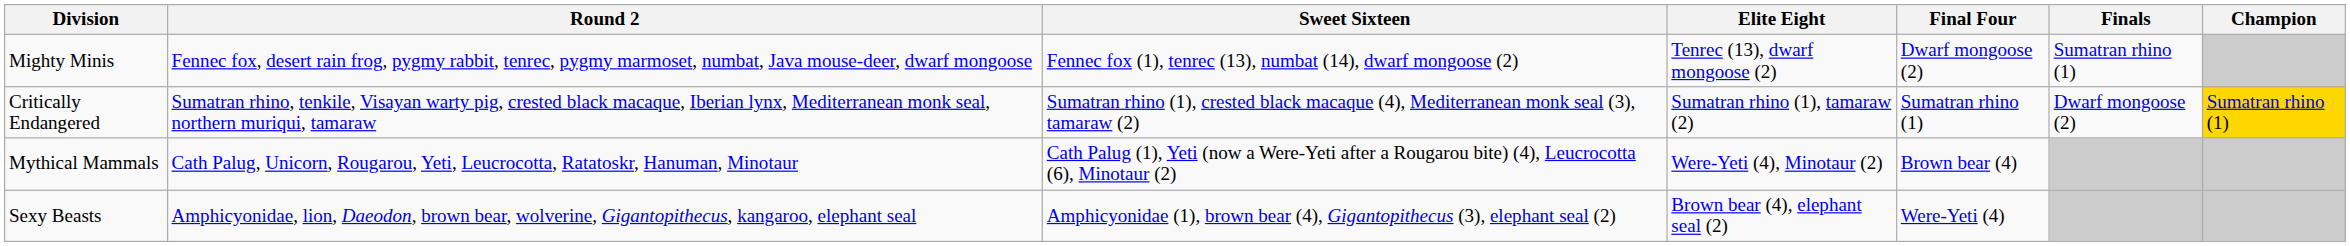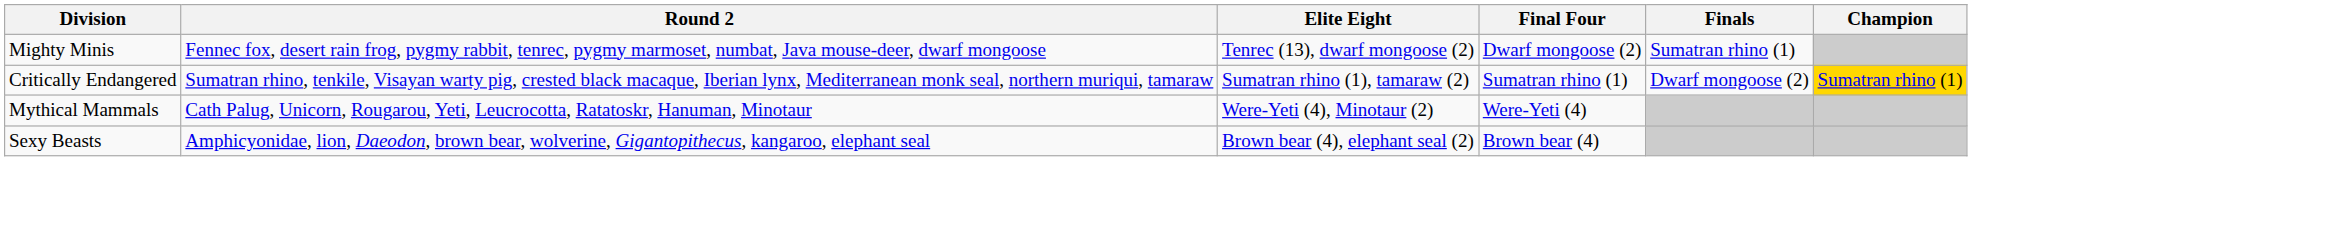- column: (1355, 19)
(1959, 163) Brown bear (4) -> (1535, 110) Were-Yeti (4)
(1953, 215) Were-Yeti (4) -> (1541, 140) Brown bear (4)
